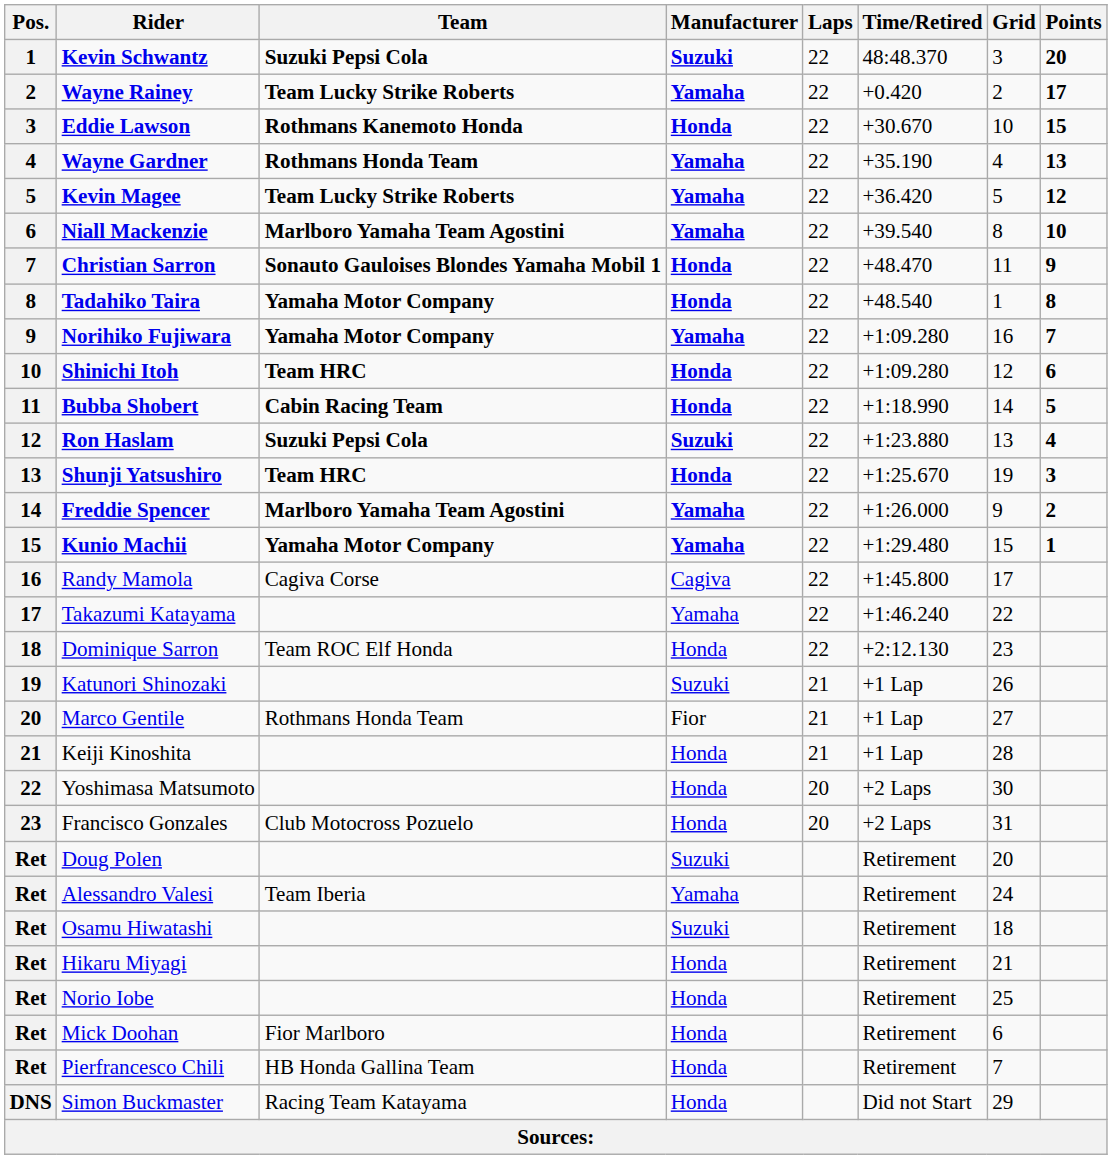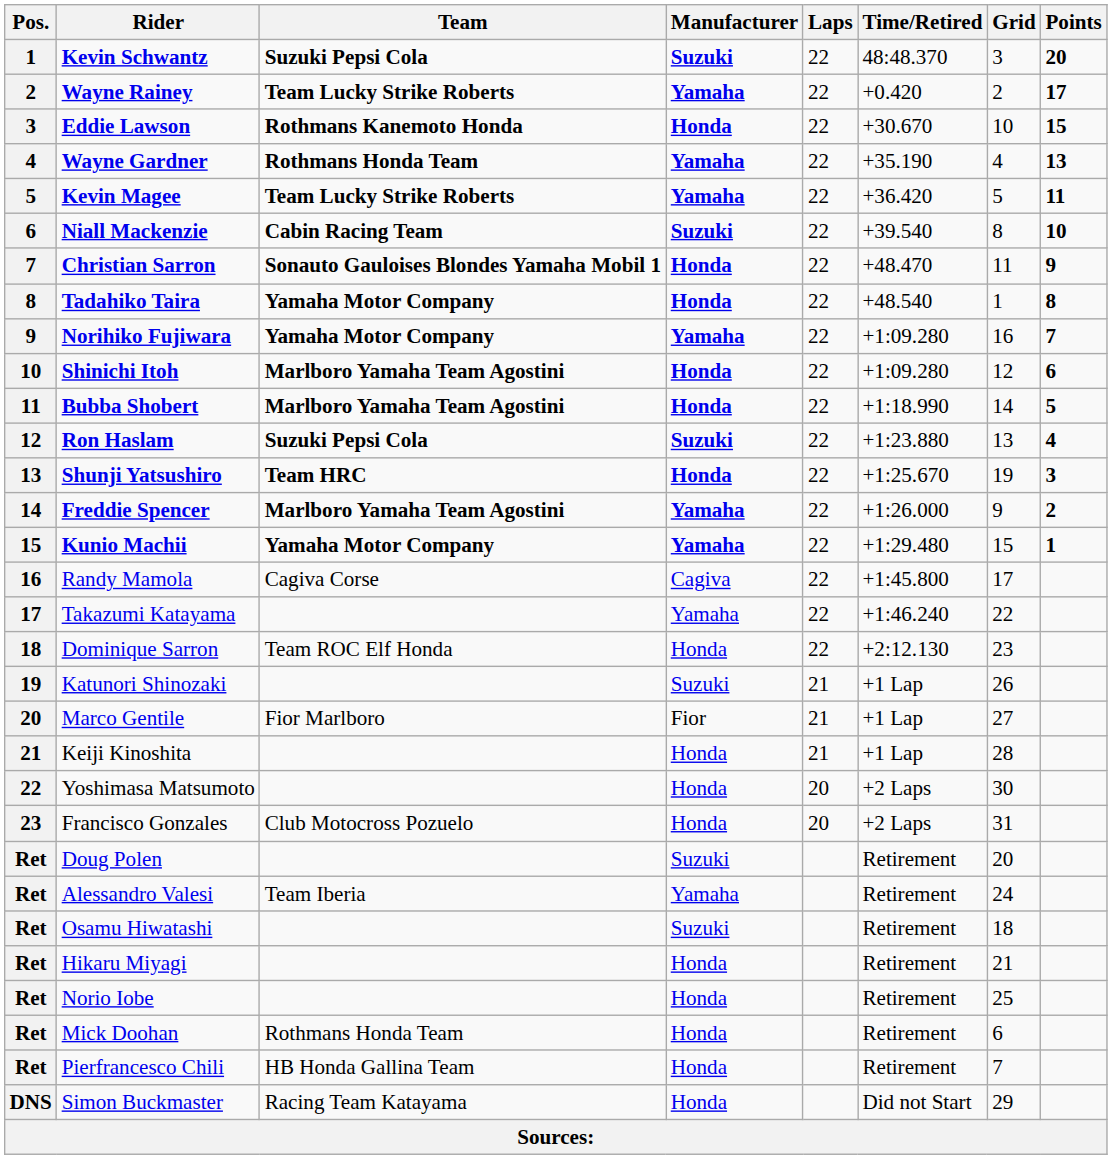(1056, 196) 12 -> (1055, 196) 11
(414, 231) Marlboro Yamaha Team Agostini -> (354, 231) Cabin Racing Team
(708, 231) Yamaha -> (702, 231) Suzuki
(316, 370) Team HRC -> (414, 370) Marlboro Yamaha Team Agostini
(354, 405) Cabin Racing Team -> (414, 405) Marlboro Yamaha Team Agostini
(364, 718) Rothmans Honda Team -> (325, 718) Fior Marlboro
(325, 1032) Fior Marlboro -> (364, 1032) Rothmans Honda Team
